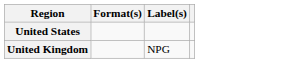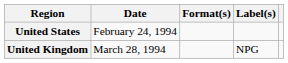+ column: (135, 13)
